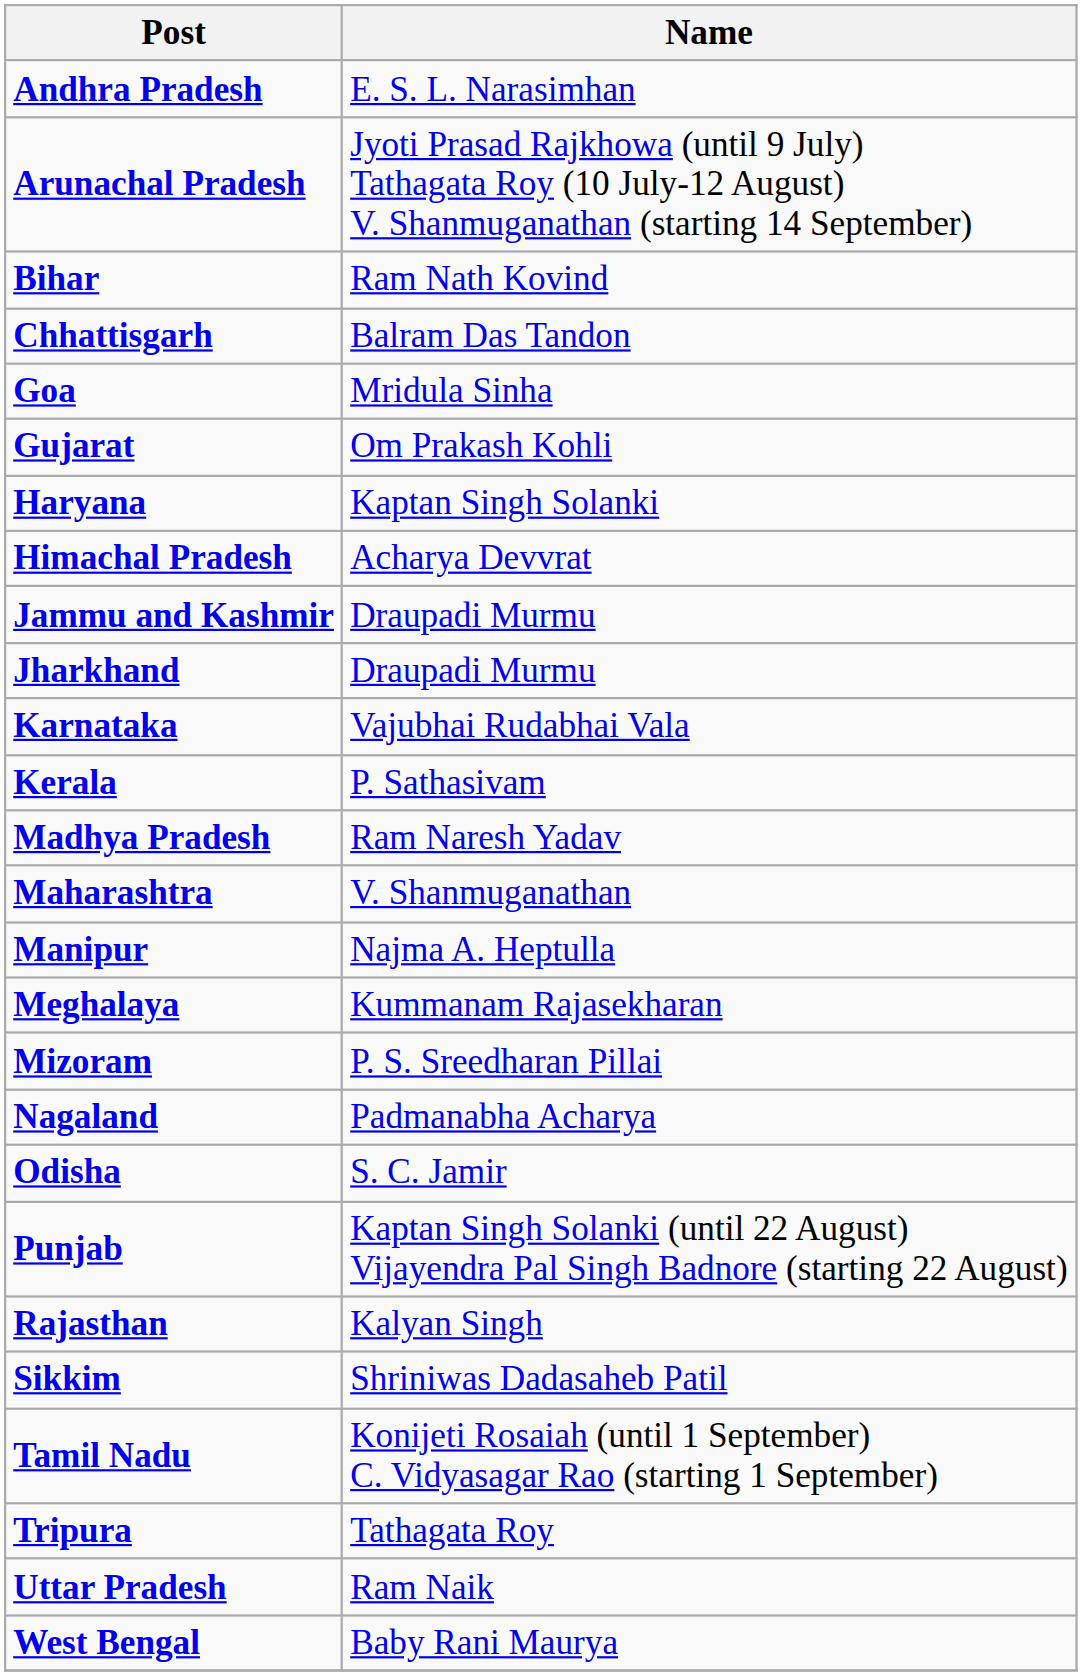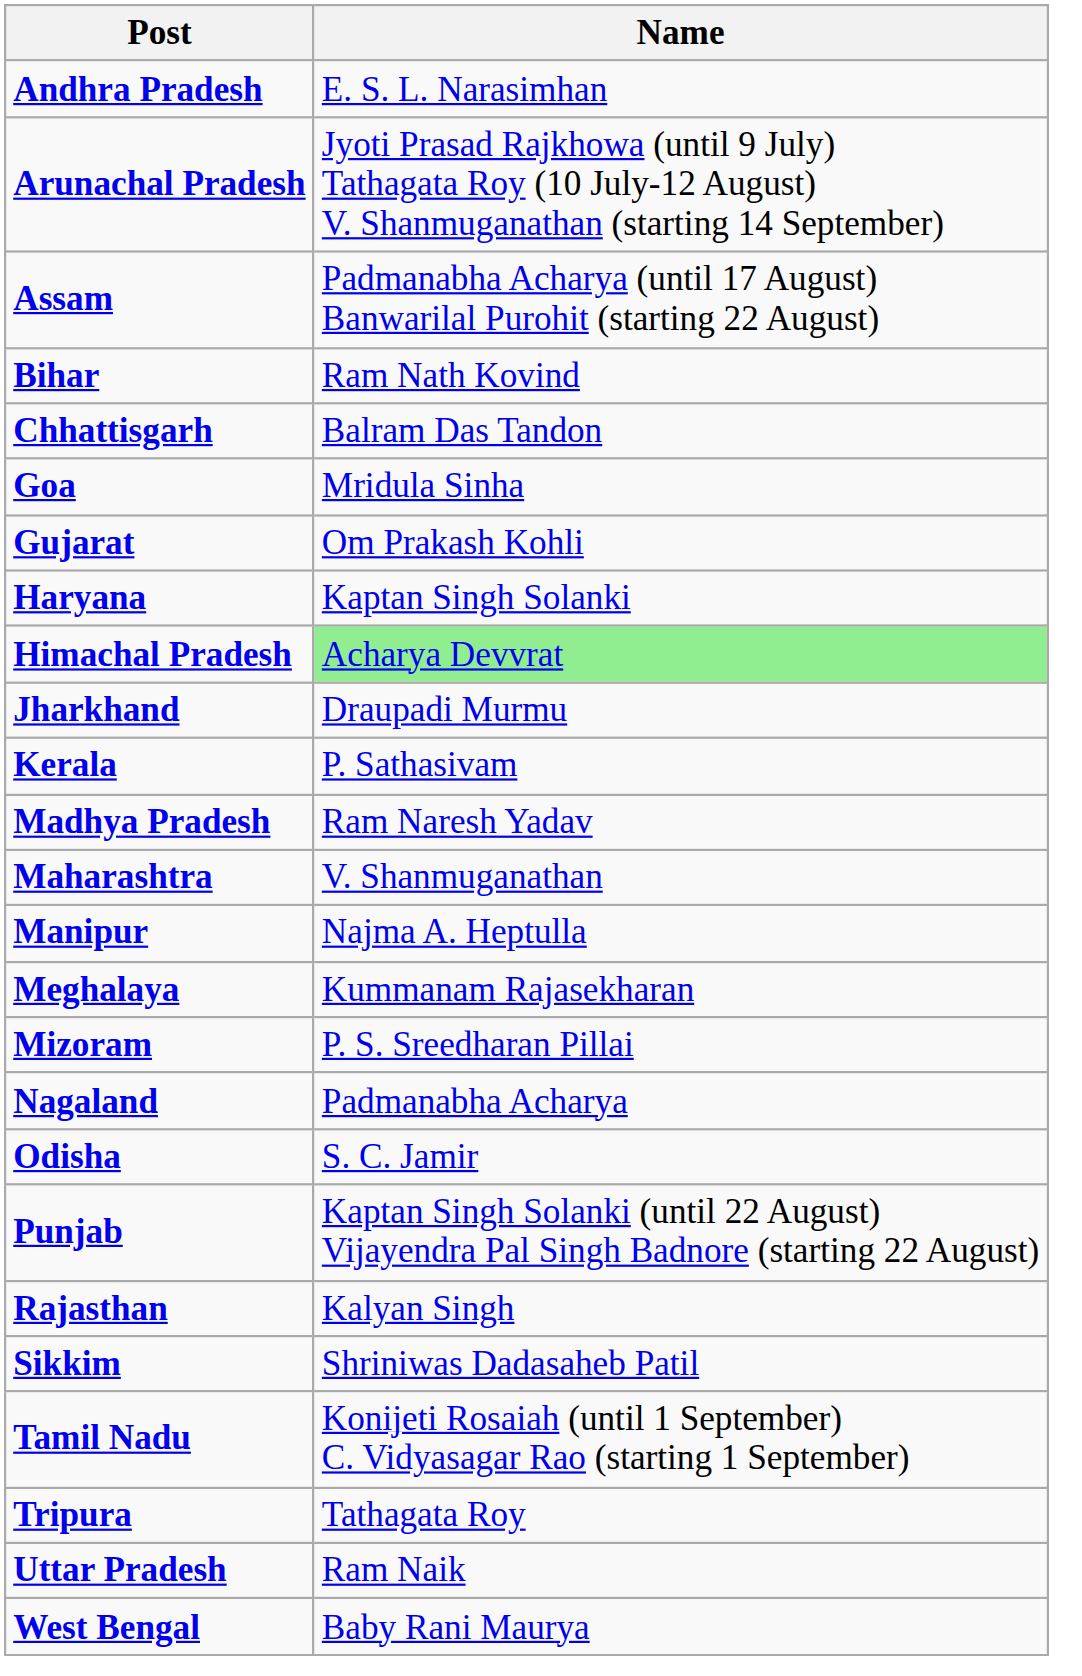+ row: (63, 298)
(471, 558) no background -> (443, 653) lightgreen background
- row: (174, 614)
- row: (95, 725)
